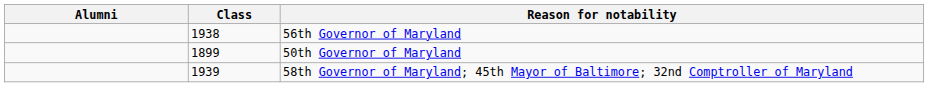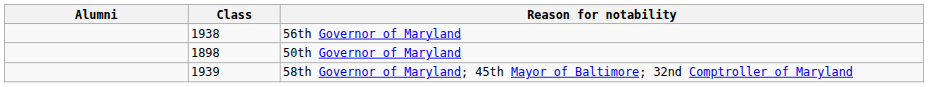(205, 53) 1899 -> (205, 53) 1898
